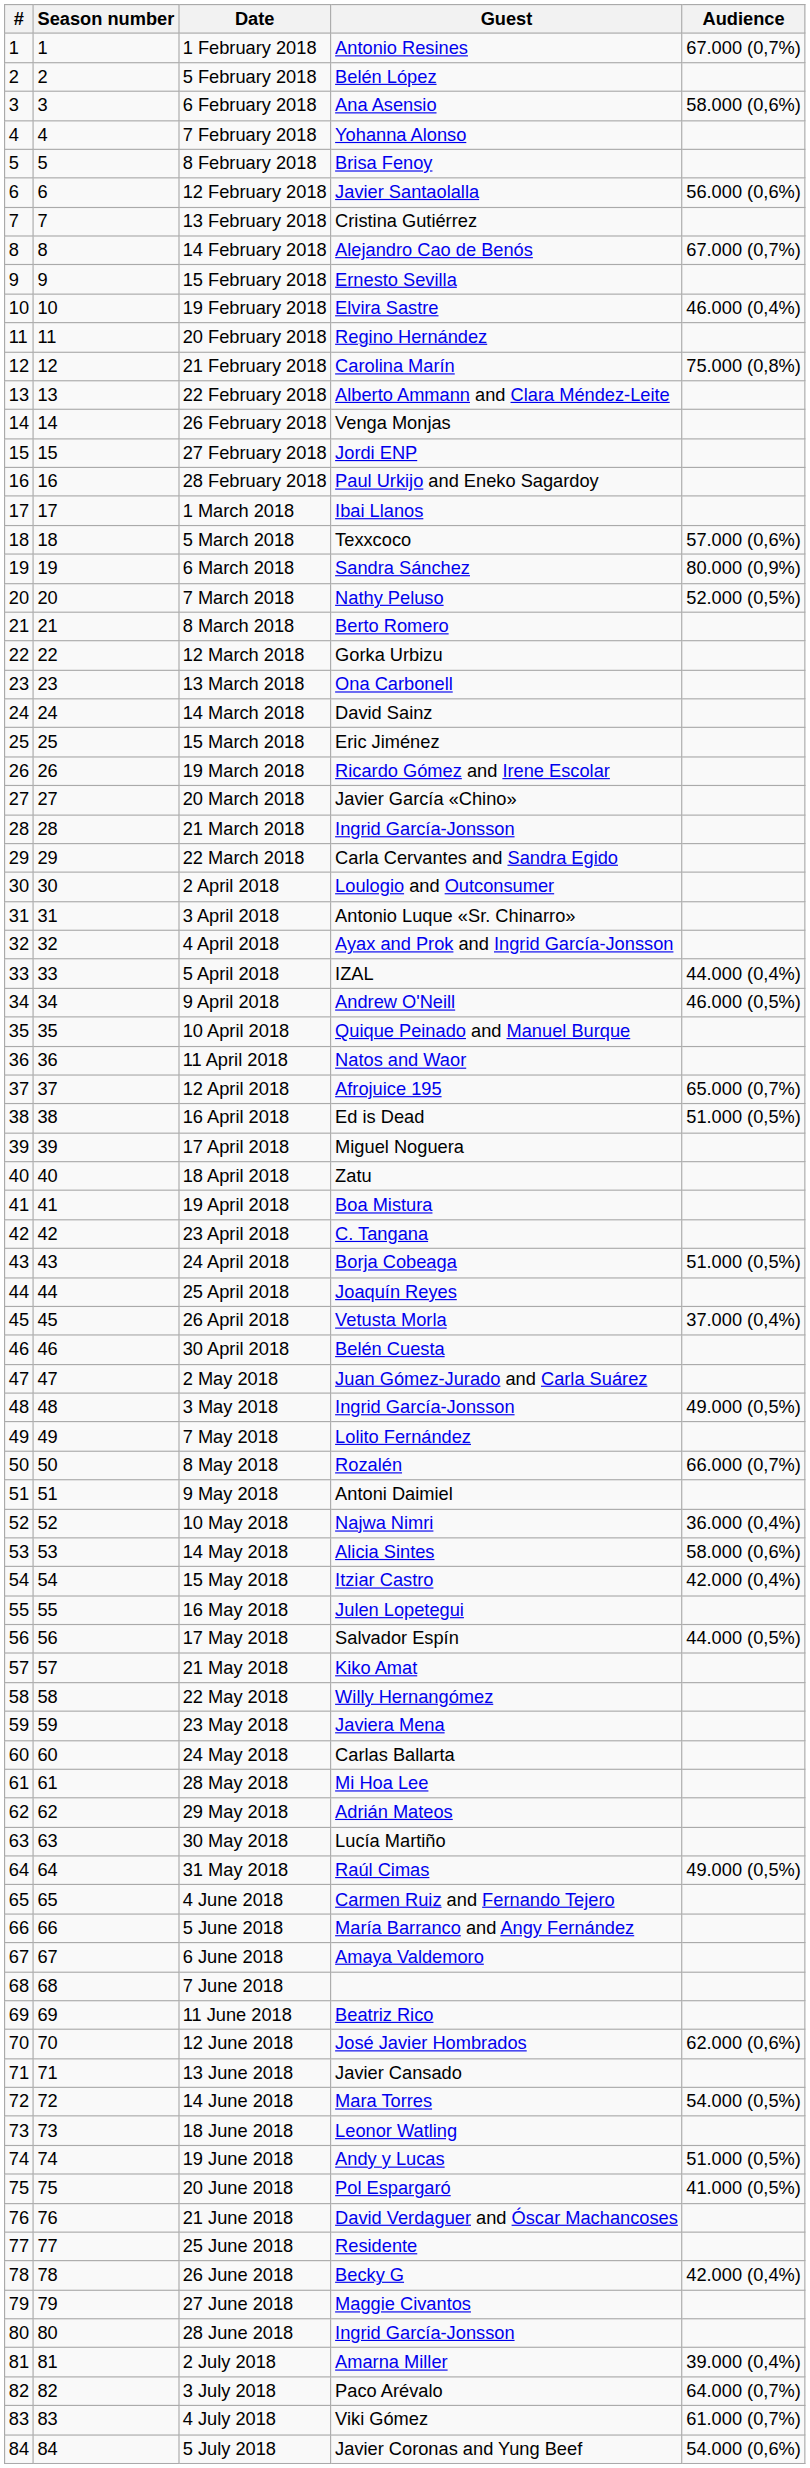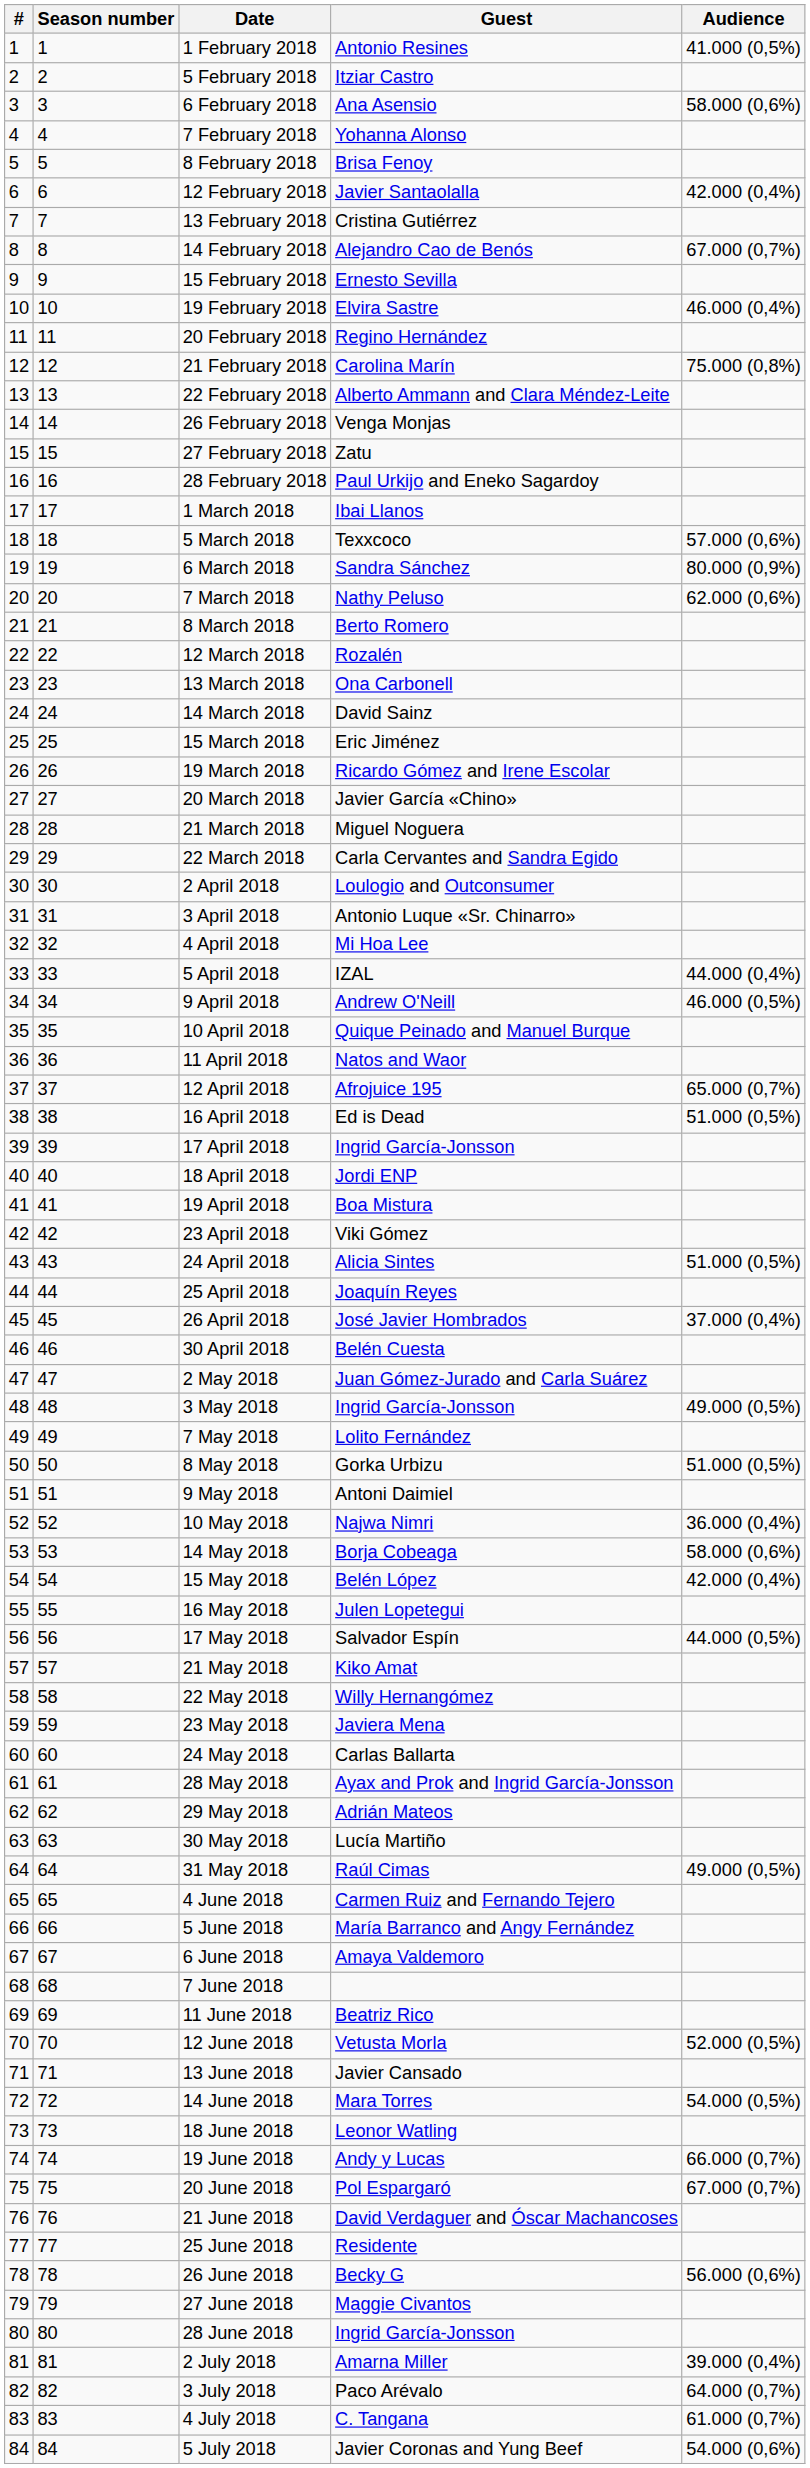(744, 47) 67.000 (0,7%) -> (744, 47) 41.000 (0,5%)
(386, 76) Belén López -> (384, 76) Itziar Castro
(744, 192) 56.000 (0,6%) -> (744, 192) 42.000 (0,4%)
(376, 452) Jordi ENP -> (353, 452) Zatu
(744, 597) 52.000 (0,5%) -> (744, 597) 62.000 (0,6%)
(389, 655) Gorka Urbizu -> (369, 655) Rozalén
(425, 828) Ingrid García-Jonsson -> (399, 828) Miguel Noguera
(504, 944) Ayax and Prok and Ingrid García-Jonsson -> (382, 944) Mi Hoa Lee
(399, 1147) Miguel Noguera -> (425, 1147) Ingrid García-Jonsson
(353, 1176) Zatu -> (376, 1176) Jordi ENP
(382, 1233) C. Tangana -> (382, 1233) Viki Gómez
(396, 1262) Borja Cobeaga -> (385, 1262) Alicia Sintes
(391, 1320) Vetusta Morla -> (431, 1320) José Javier Hombrados
(369, 1465) Rozalén -> (389, 1465) Gorka Urbizu
(744, 1465) 66.000 (0,7%) -> (744, 1465) 51.000 (0,5%)
(385, 1552) Alicia Sintes -> (396, 1552) Borja Cobeaga
(384, 1581) Itziar Castro -> (386, 1581) Belén López
(382, 1783) Mi Hoa Lee -> (504, 1783) Ayax and Prok and Ingrid García-Jonsson
(431, 2043) José Javier Hombrados -> (391, 2043) Vetusta Morla
(744, 2043) 62.000 (0,6%) -> (744, 2043) 52.000 (0,5%)
(744, 2159) 51.000 (0,5%) -> (744, 2159) 66.000 (0,7%)
(744, 2188) 41.000 (0,5%) -> (744, 2188) 67.000 (0,7%)
(744, 2275) 42.000 (0,4%) -> (744, 2275) 56.000 (0,6%)
(382, 2419) Viki Gómez -> (382, 2419) C. Tangana
